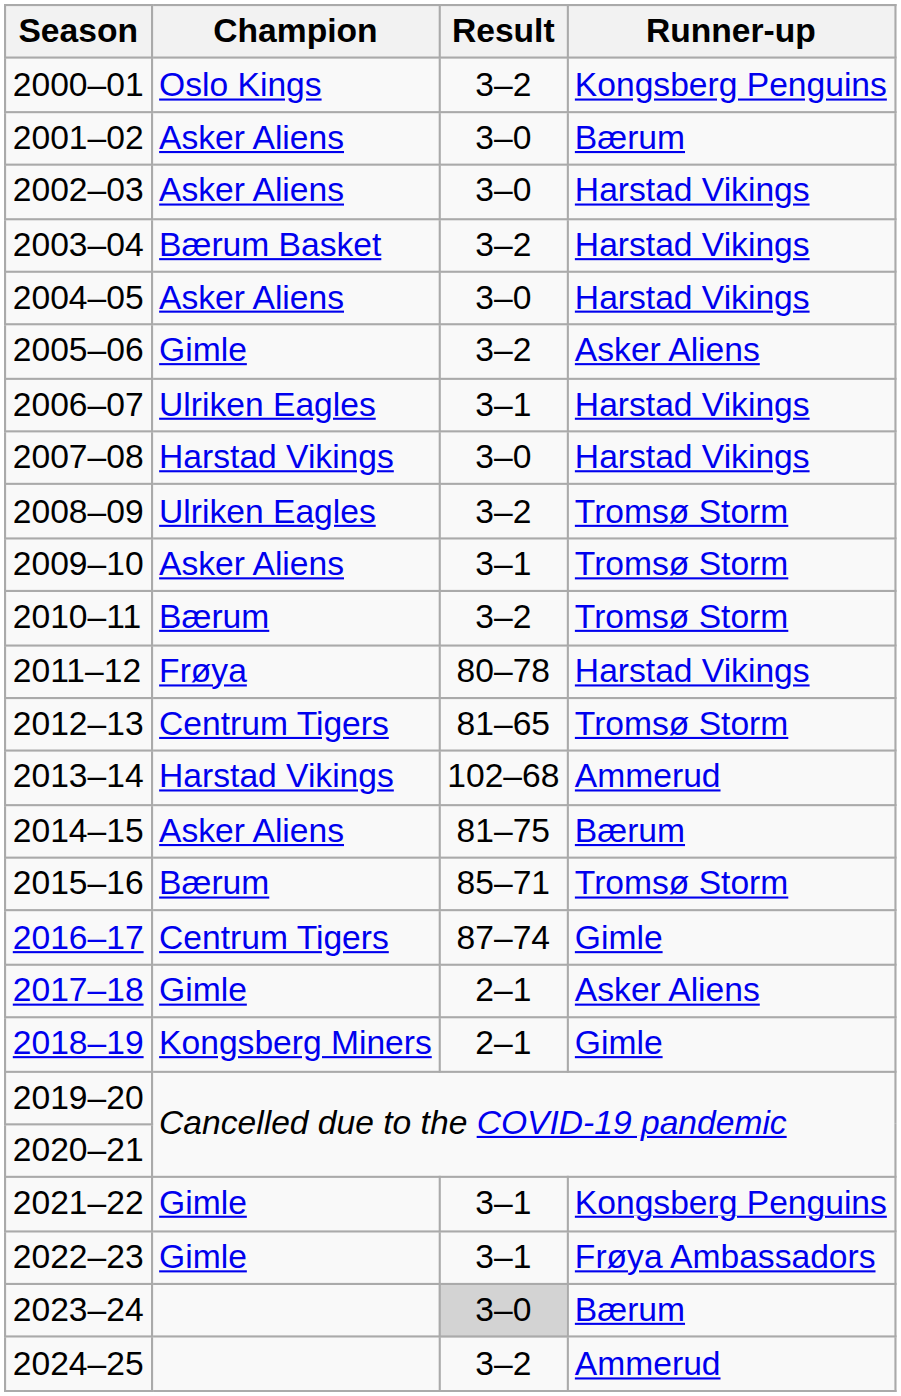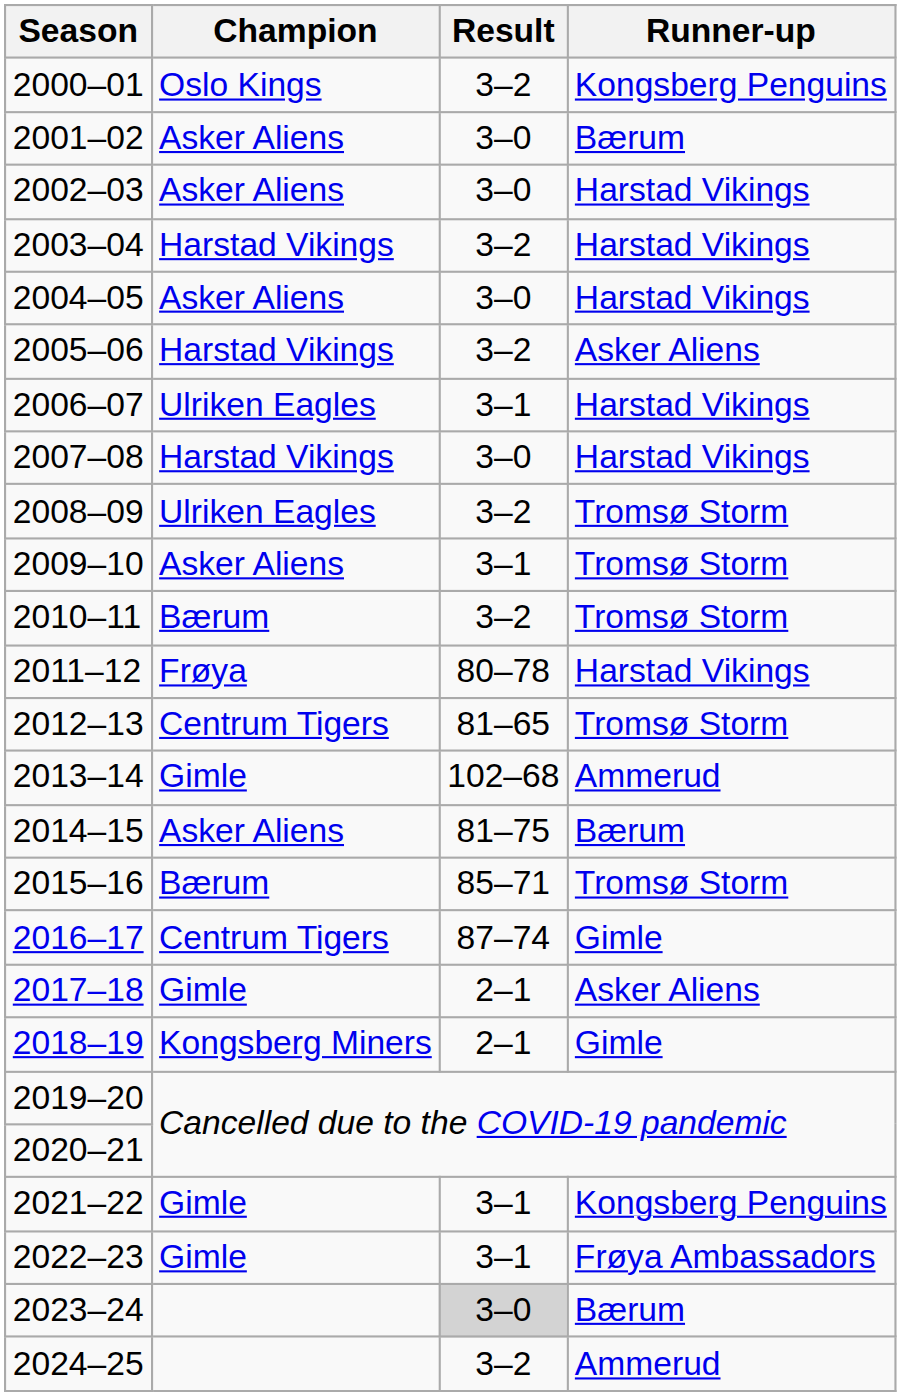(270, 244) Bærum Basket -> (276, 244) Harstad Vikings
(203, 350) Gimle -> (276, 350) Harstad Vikings
(276, 777) Harstad Vikings -> (203, 777) Gimle
